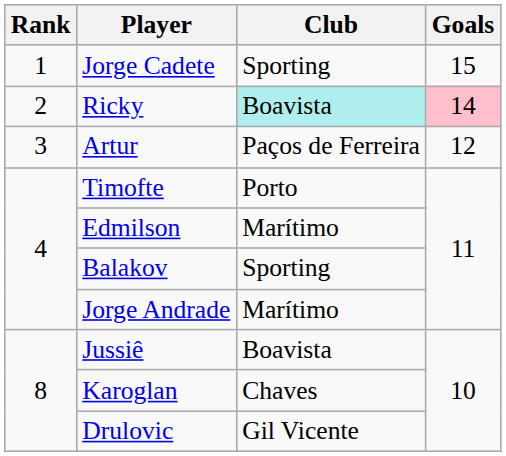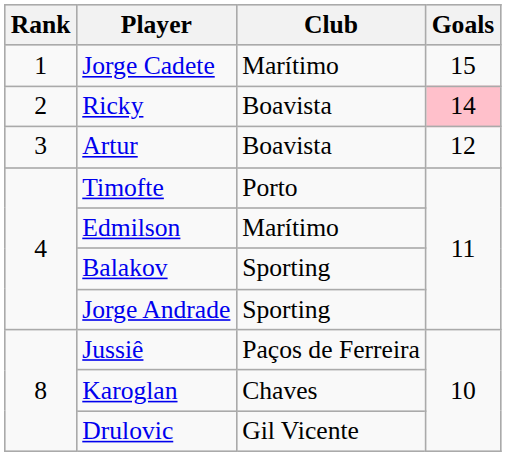(286, 65) Sporting -> (291, 65) Marítimo
(287, 106) paleturquoise background -> (287, 106) no background
(331, 146) Paços de Ferreira -> (287, 146) Boavista
(291, 308) Marítimo -> (286, 308) Sporting
(287, 349) Boavista -> (331, 349) Paços de Ferreira
